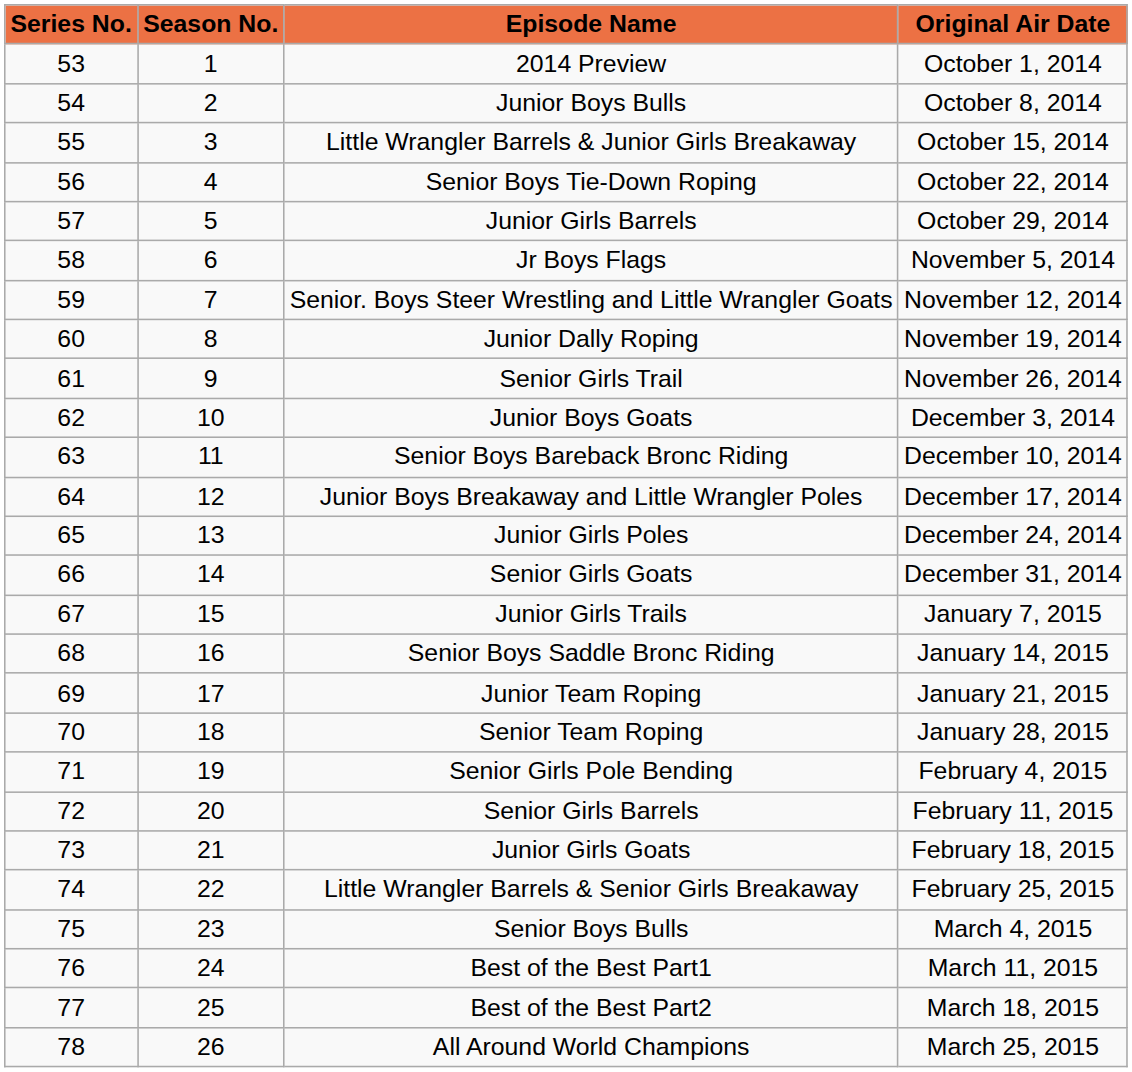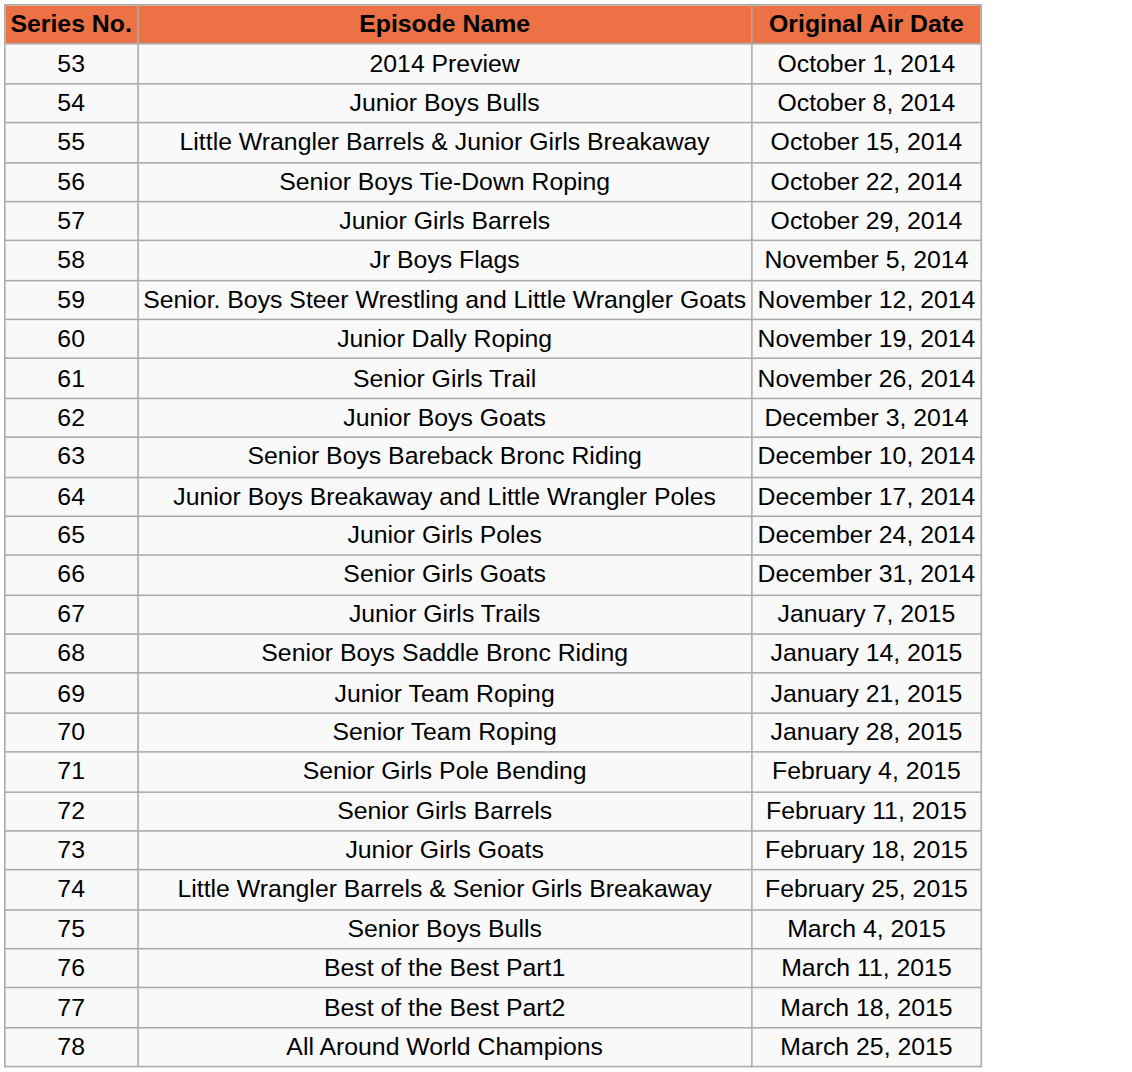- column: (211, 24)
